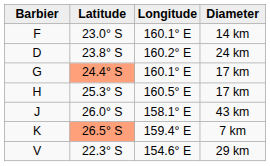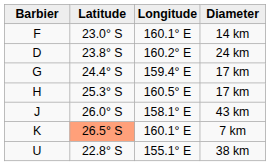(102, 72) lightsalmon background -> (102, 72) no background
(167, 72) 160.1° E -> (167, 72) 159.4° E
(167, 131) 159.4° E -> (167, 131) 160.1° E
+ row: (37, 151)
- row: (37, 151)
